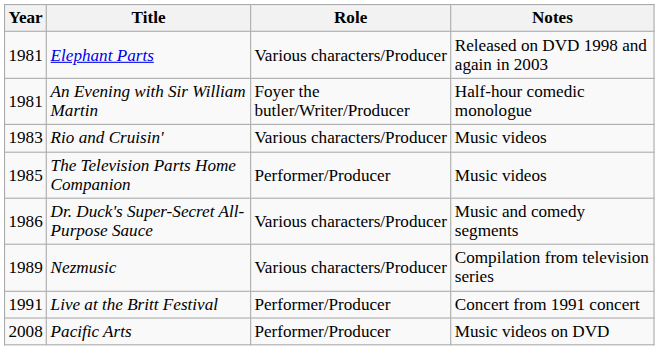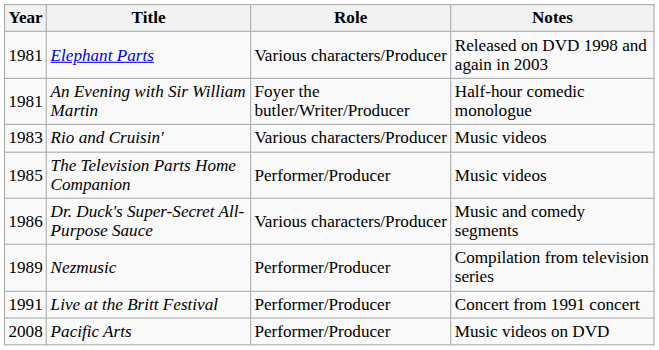(351, 267) Various characters/Producer -> (322, 267) Performer/Producer
